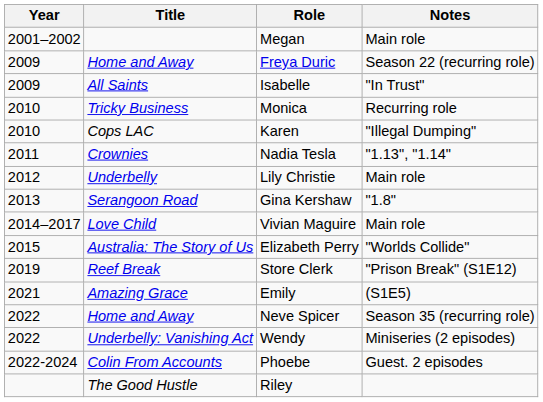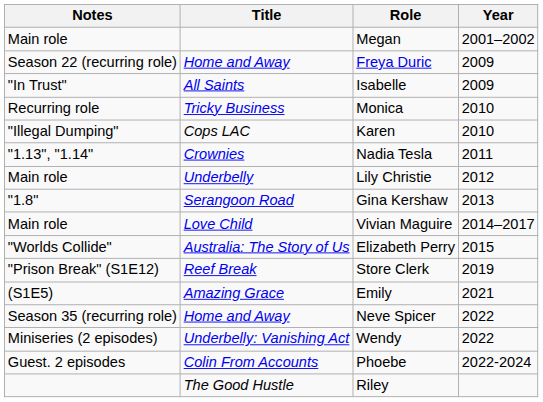columns swapped: (44, 16) <-> (450, 16)
